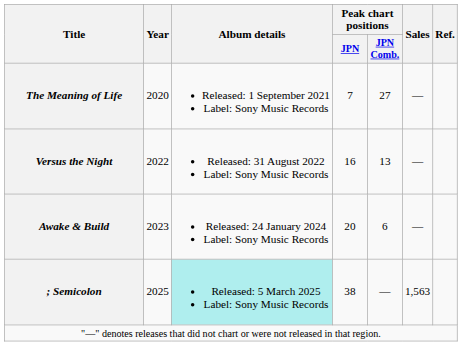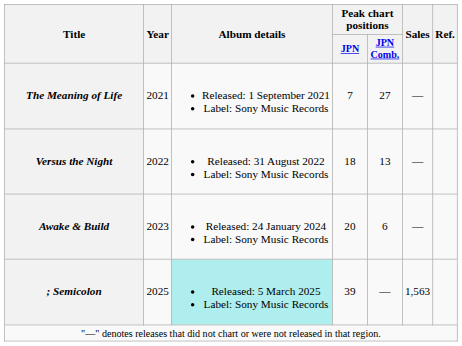(158, 96) 2020 -> (158, 96) 2021
(350, 161) 16 -> (350, 161) 18
(350, 292) 38 -> (350, 292) 39
